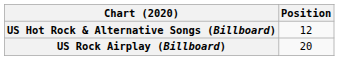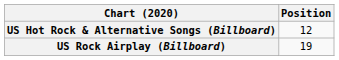(306, 47) 20 -> (306, 47) 19
